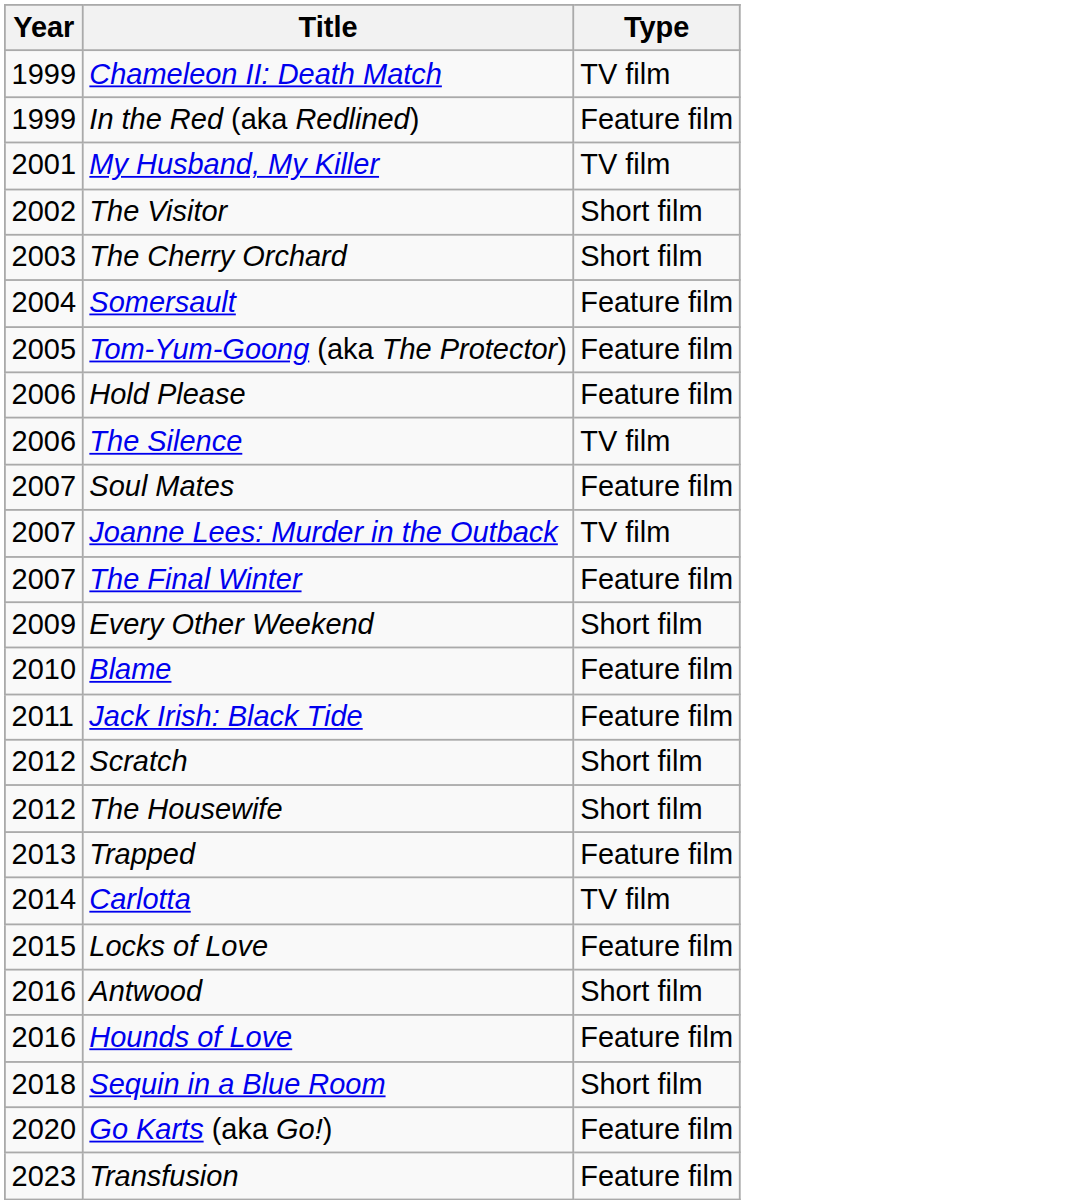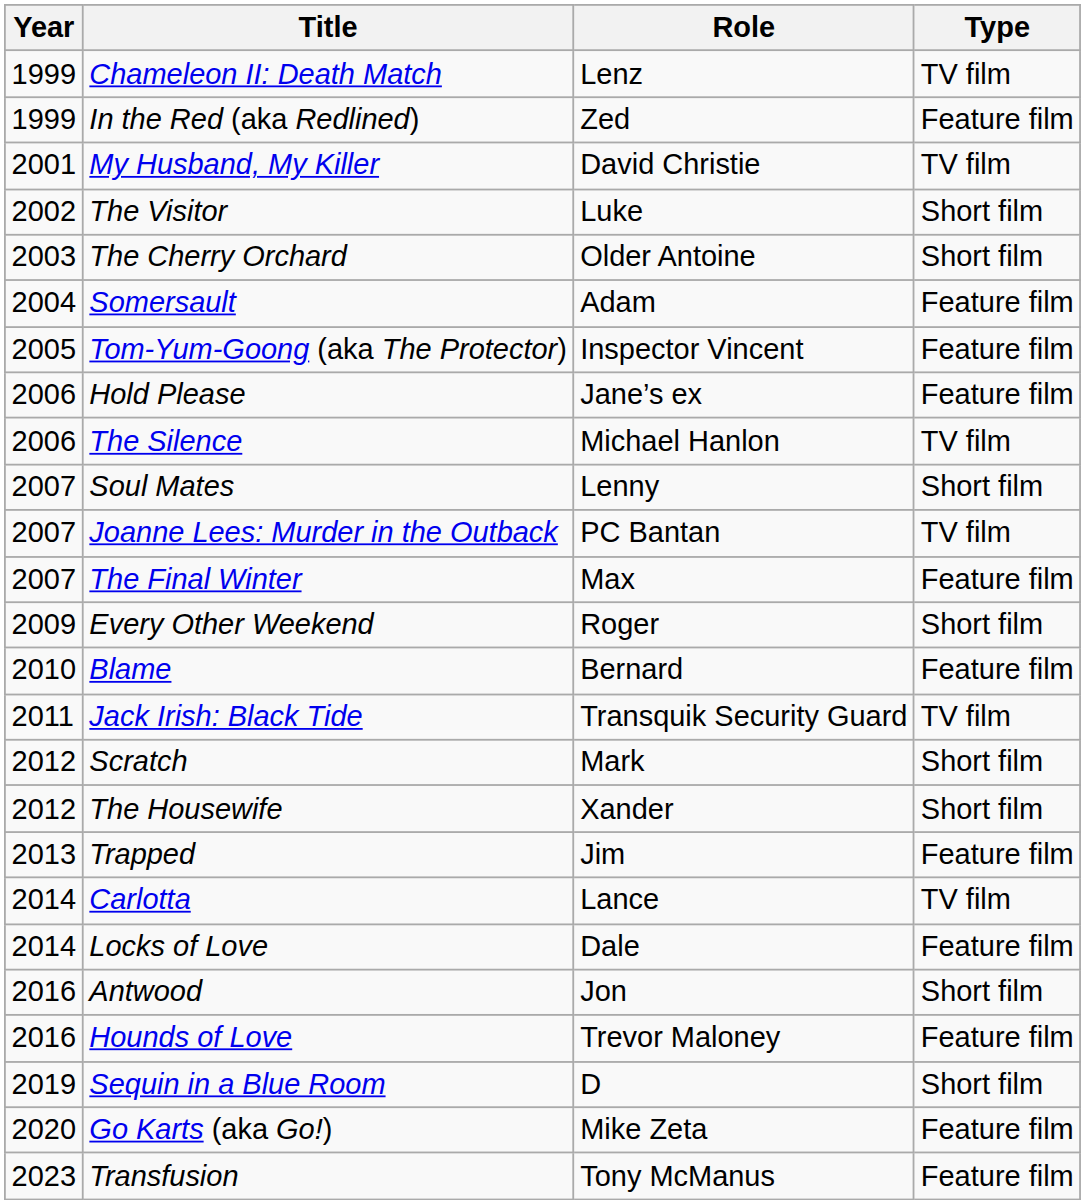+ column: (744, 27)
(657, 486) Feature film -> (982, 486) Short film
(657, 716) Feature film -> (966, 716) TV film
(44, 946) 2015 -> (44, 946) 2014
(44, 1083) 2018 -> (44, 1083) 2019
